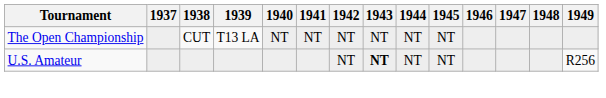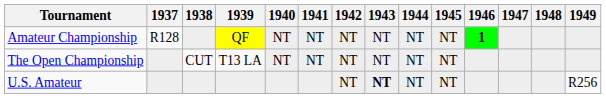+ row: (72, 38)
